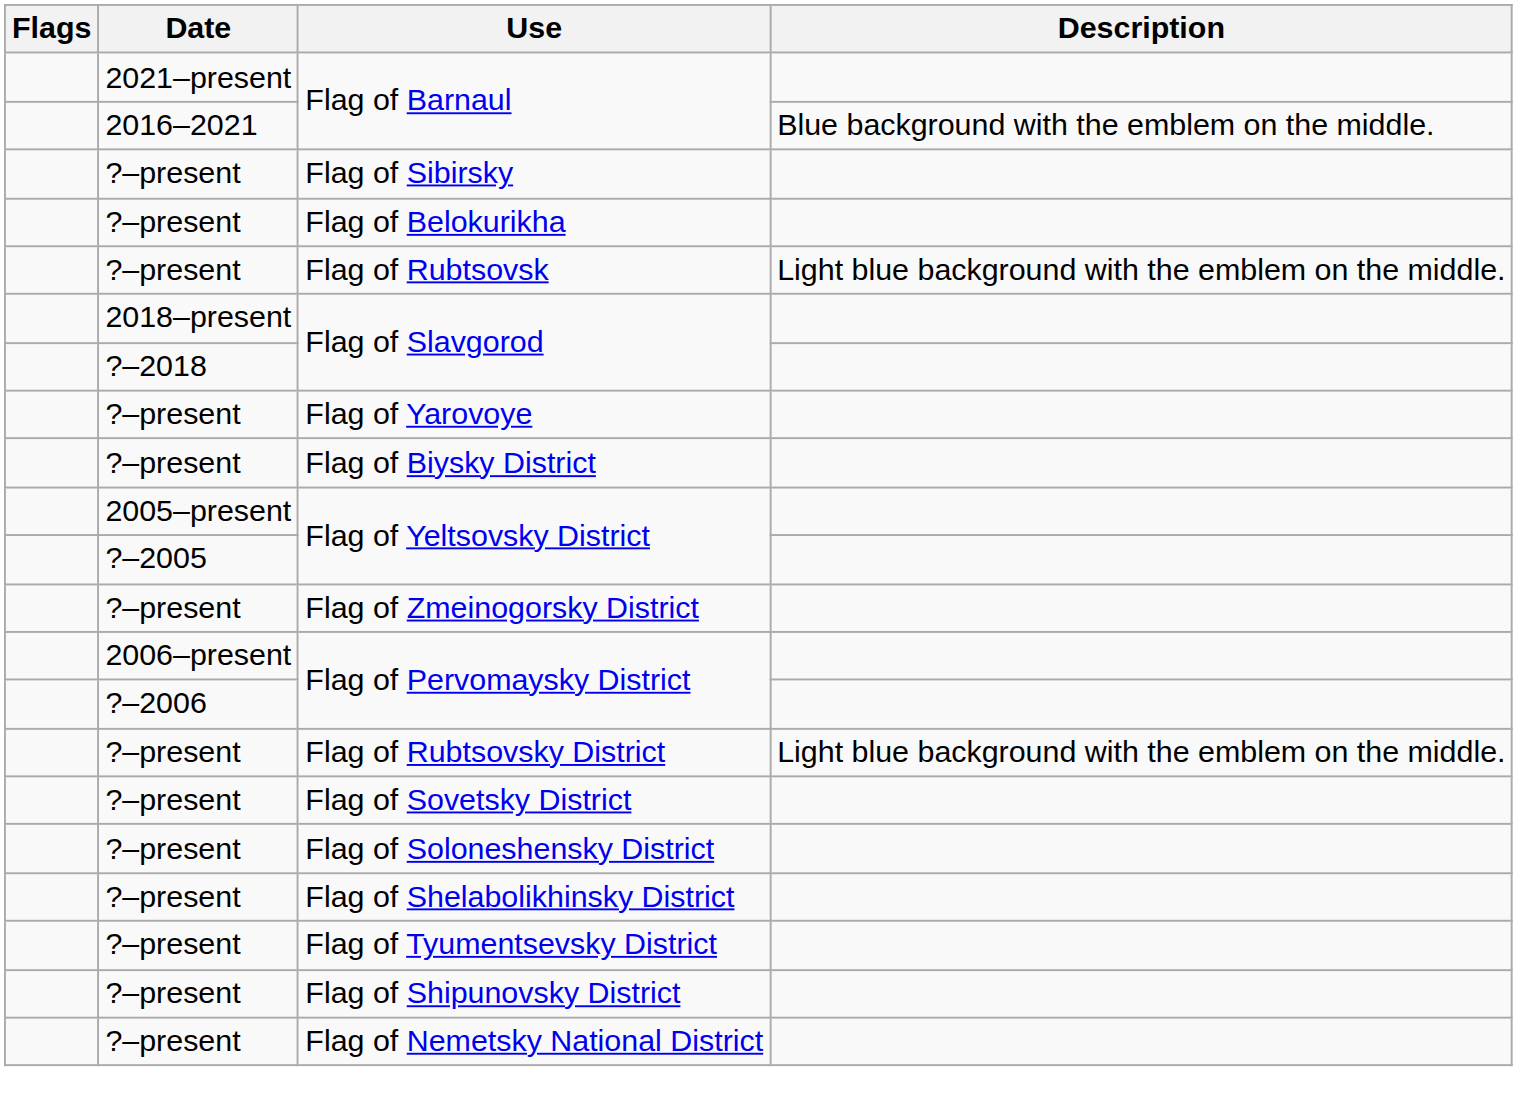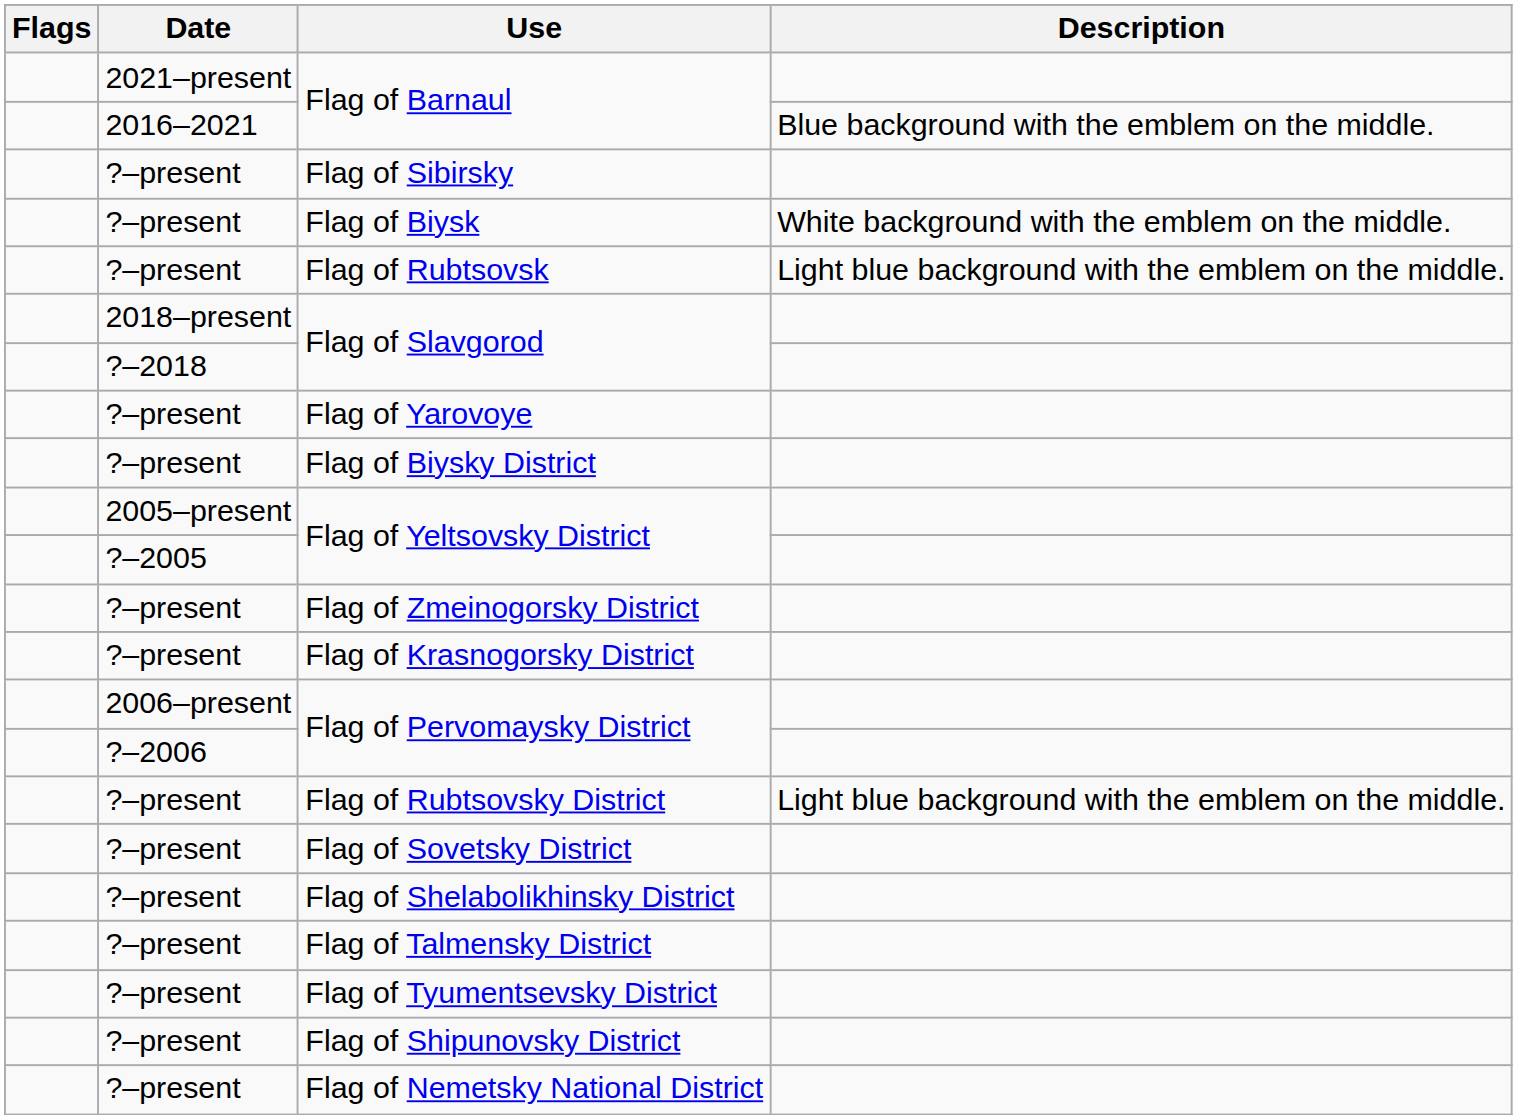- row: (173, 221)
+ row: (173, 221)
+ row: (173, 655)
- row: (173, 848)
+ row: (173, 944)
